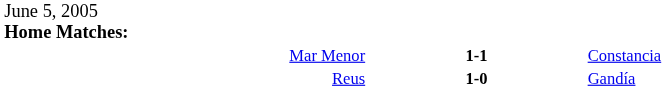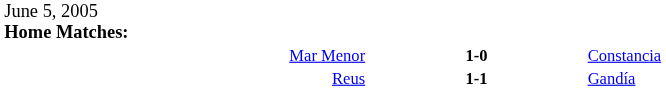(476, 55) 1-1 -> (476, 55) 1-0
(476, 78) 1-0 -> (476, 78) 1-1
